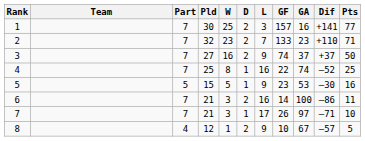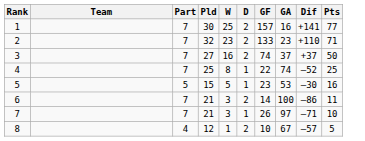- column: (264, 12)
